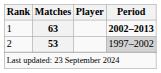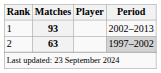(53, 28) 63 -> (53, 28) 93
(131, 28) bold -> (131, 28) normal
(53, 44) 53 -> (53, 44) 63
